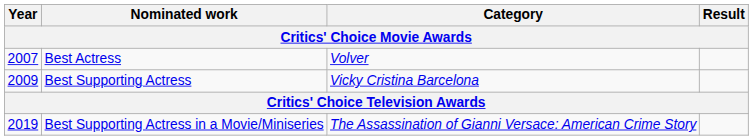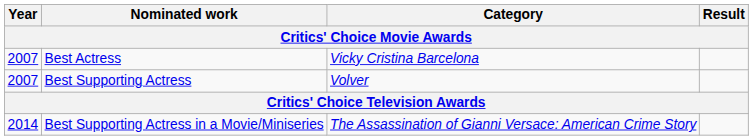(349, 59) Volver -> (404, 59) Vicky Cristina Barcelona
(23, 80) 2009 -> (23, 80) 2007
(404, 80) Vicky Cristina Barcelona -> (349, 80) Volver
(23, 124) 2019 -> (23, 124) 2014
